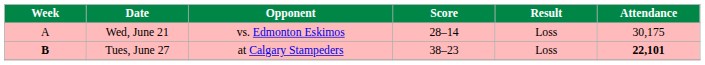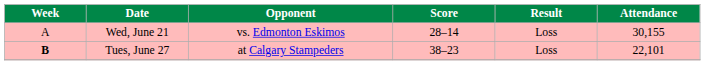(649, 32) 30,175 -> (649, 32) 30,155
(649, 50) bold -> (649, 50) normal
